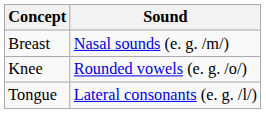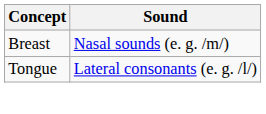- row: (25, 69)
